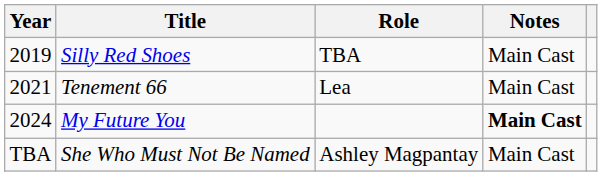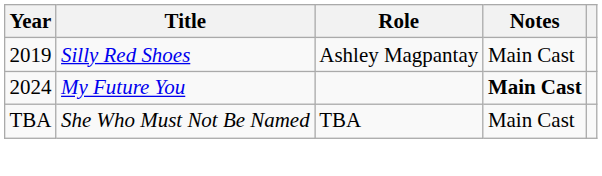(340, 54) TBA -> (399, 54) Ashley Magpantay
- row: (114, 87)
(399, 154) Ashley Magpantay -> (340, 120) TBA
